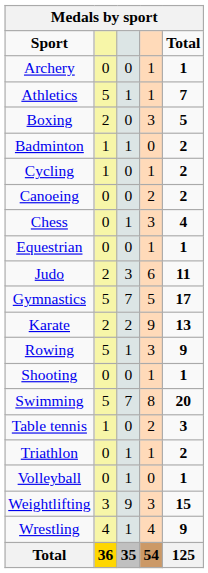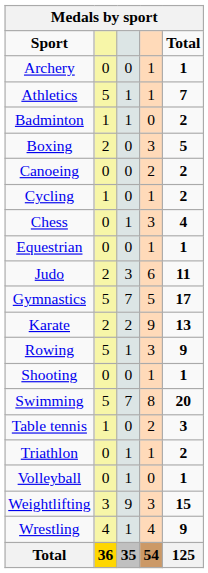rows swapped: (49, 145) <-> (49, 120)
rows swapped: (49, 171) <-> (49, 196)
